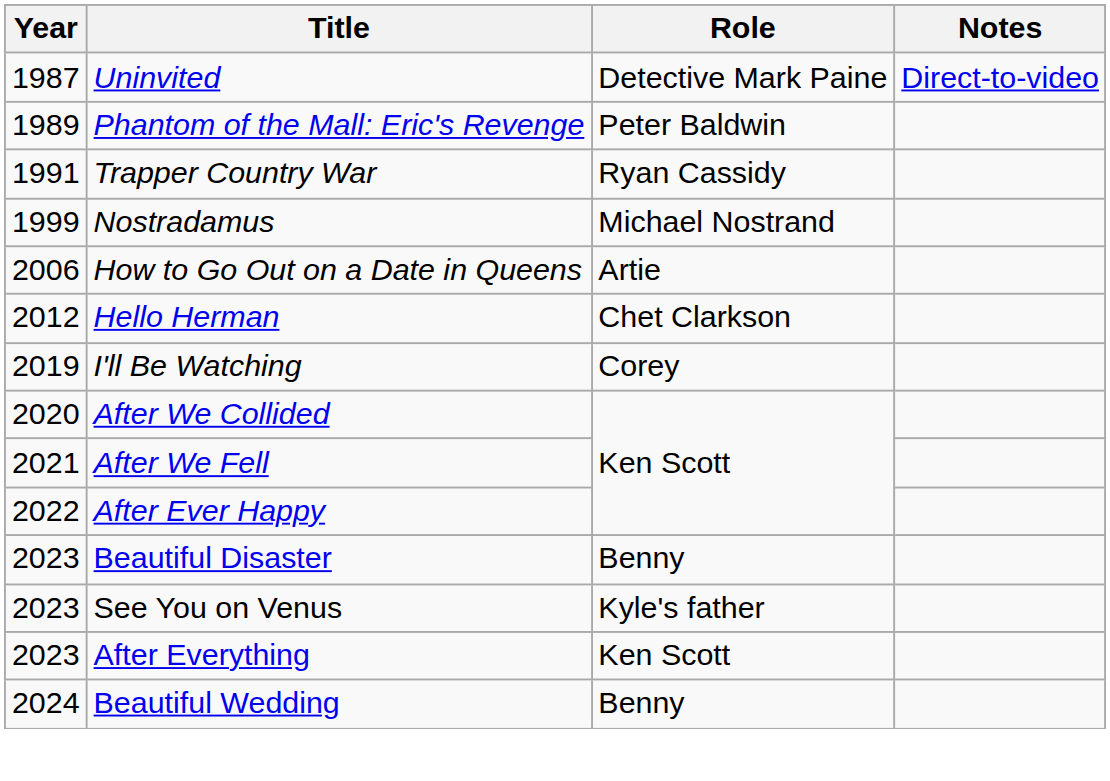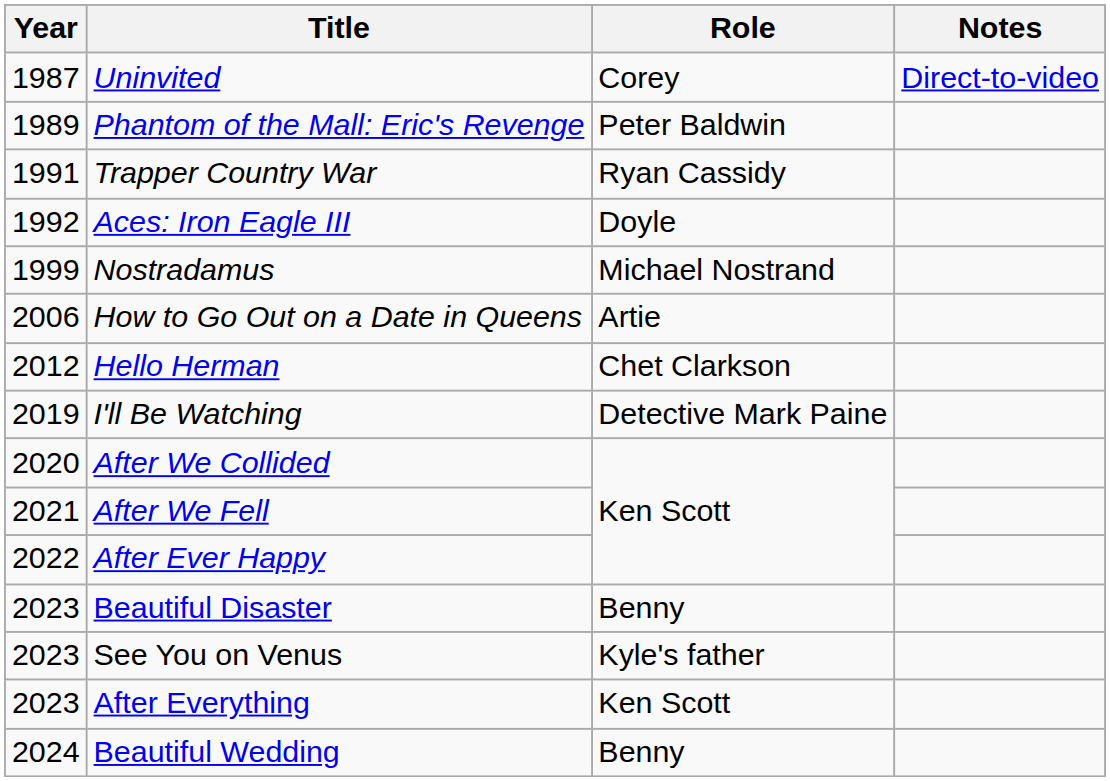(743, 76) Detective Mark Paine -> (639, 76) Corey
+ row: (222, 221)
(639, 366) Corey -> (743, 414) Detective Mark Paine
